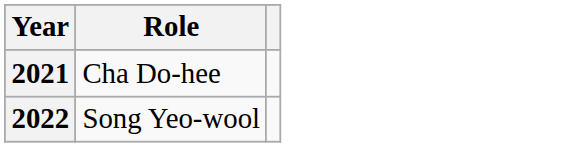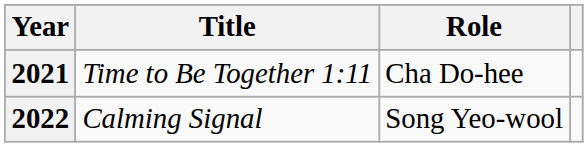+ column: (227, 27)
